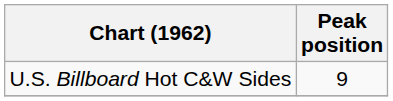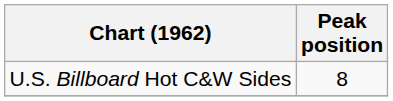(342, 78) 9 -> (342, 78) 8
